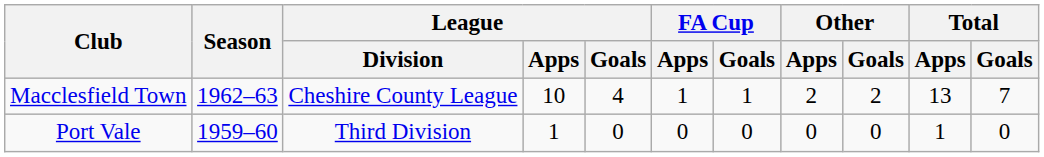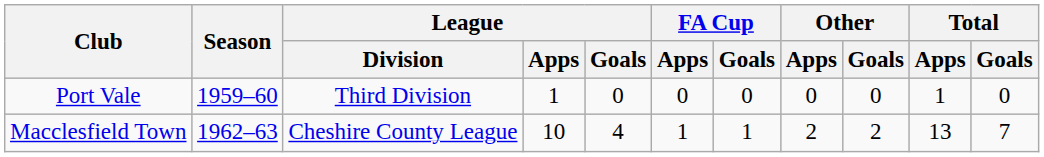rows swapped: (98, 132) <-> (98, 95)
